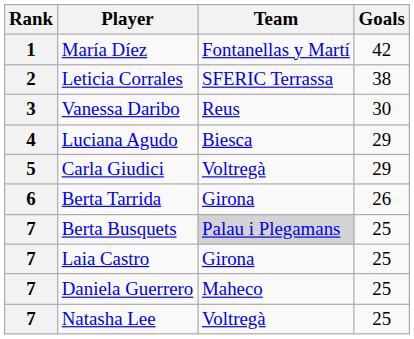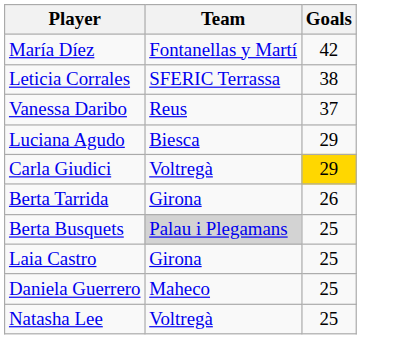- column: (31, 19)
(382, 109) 30 -> (329, 109) 37
(382, 169) no background -> (329, 169) gold background
